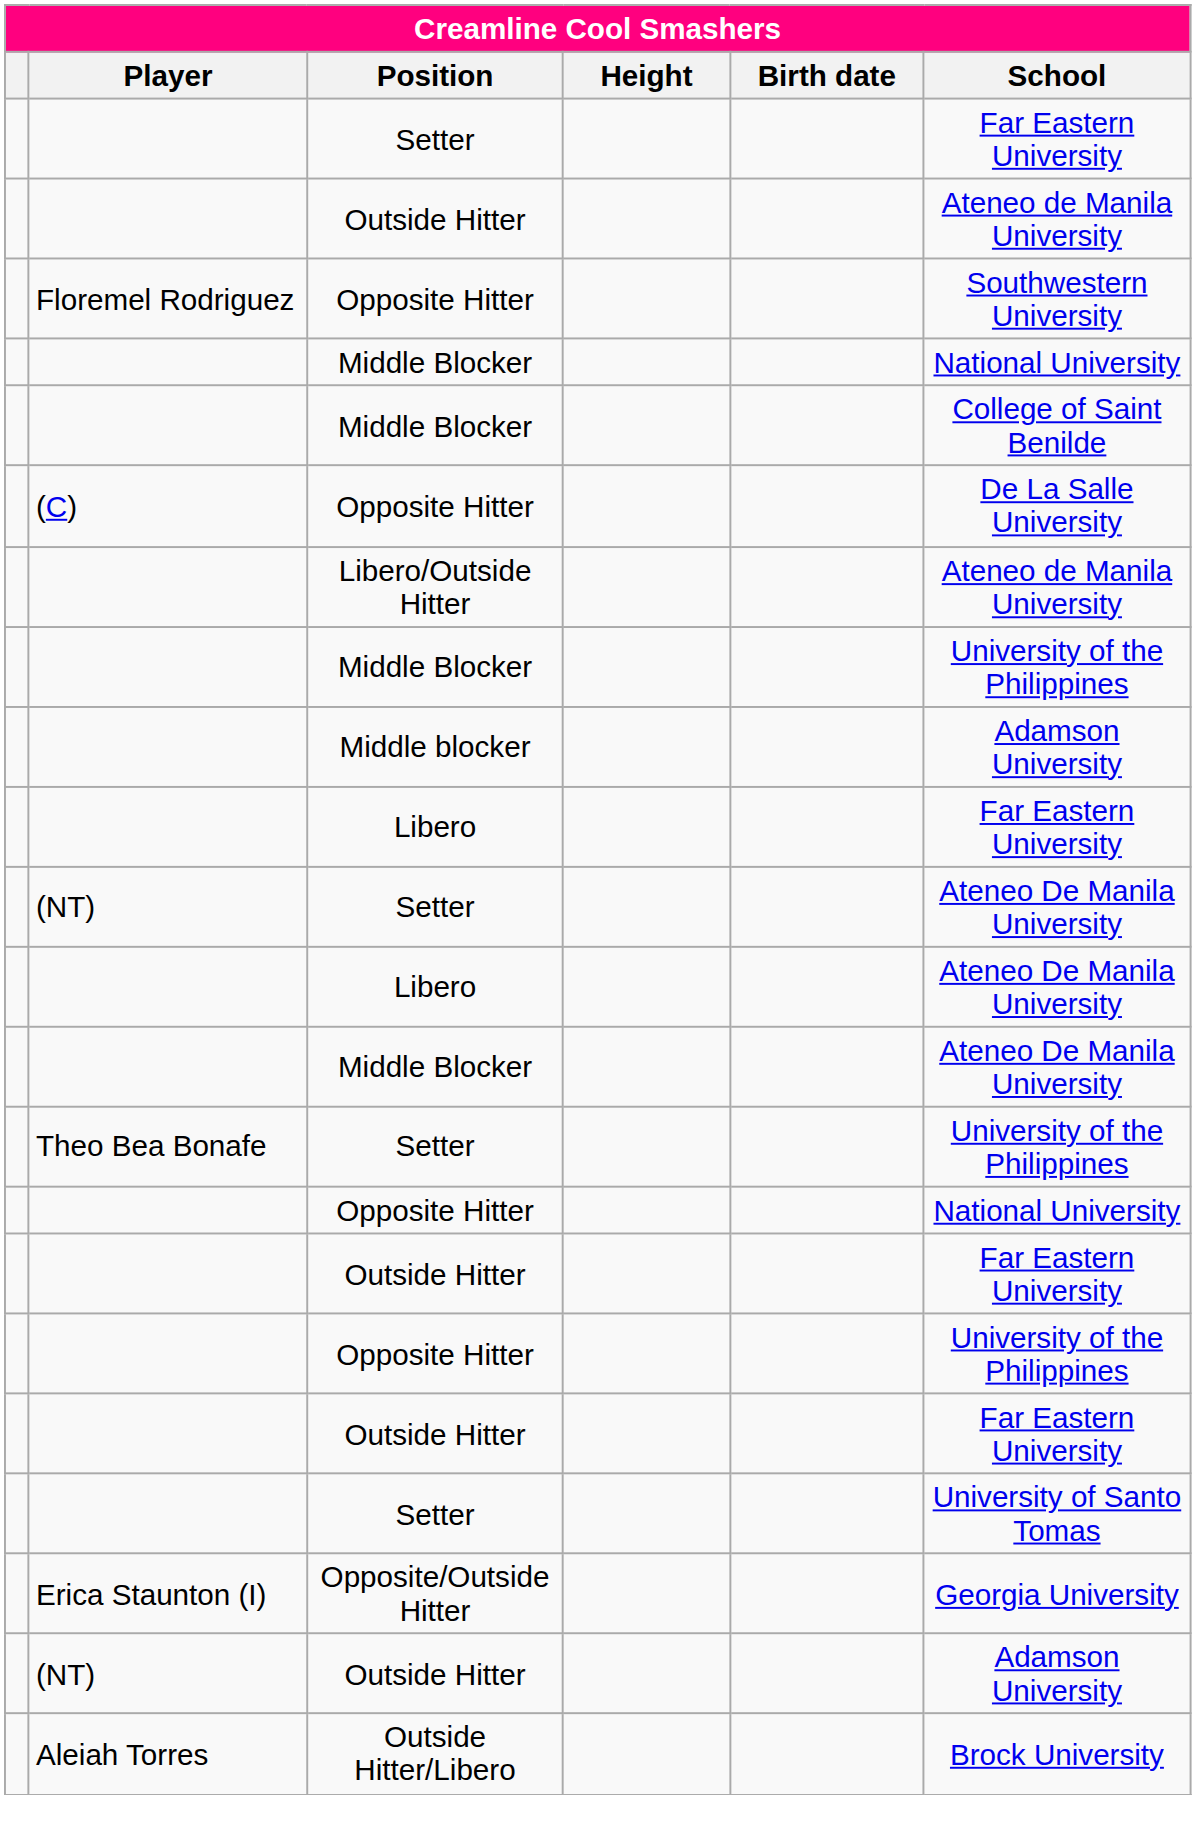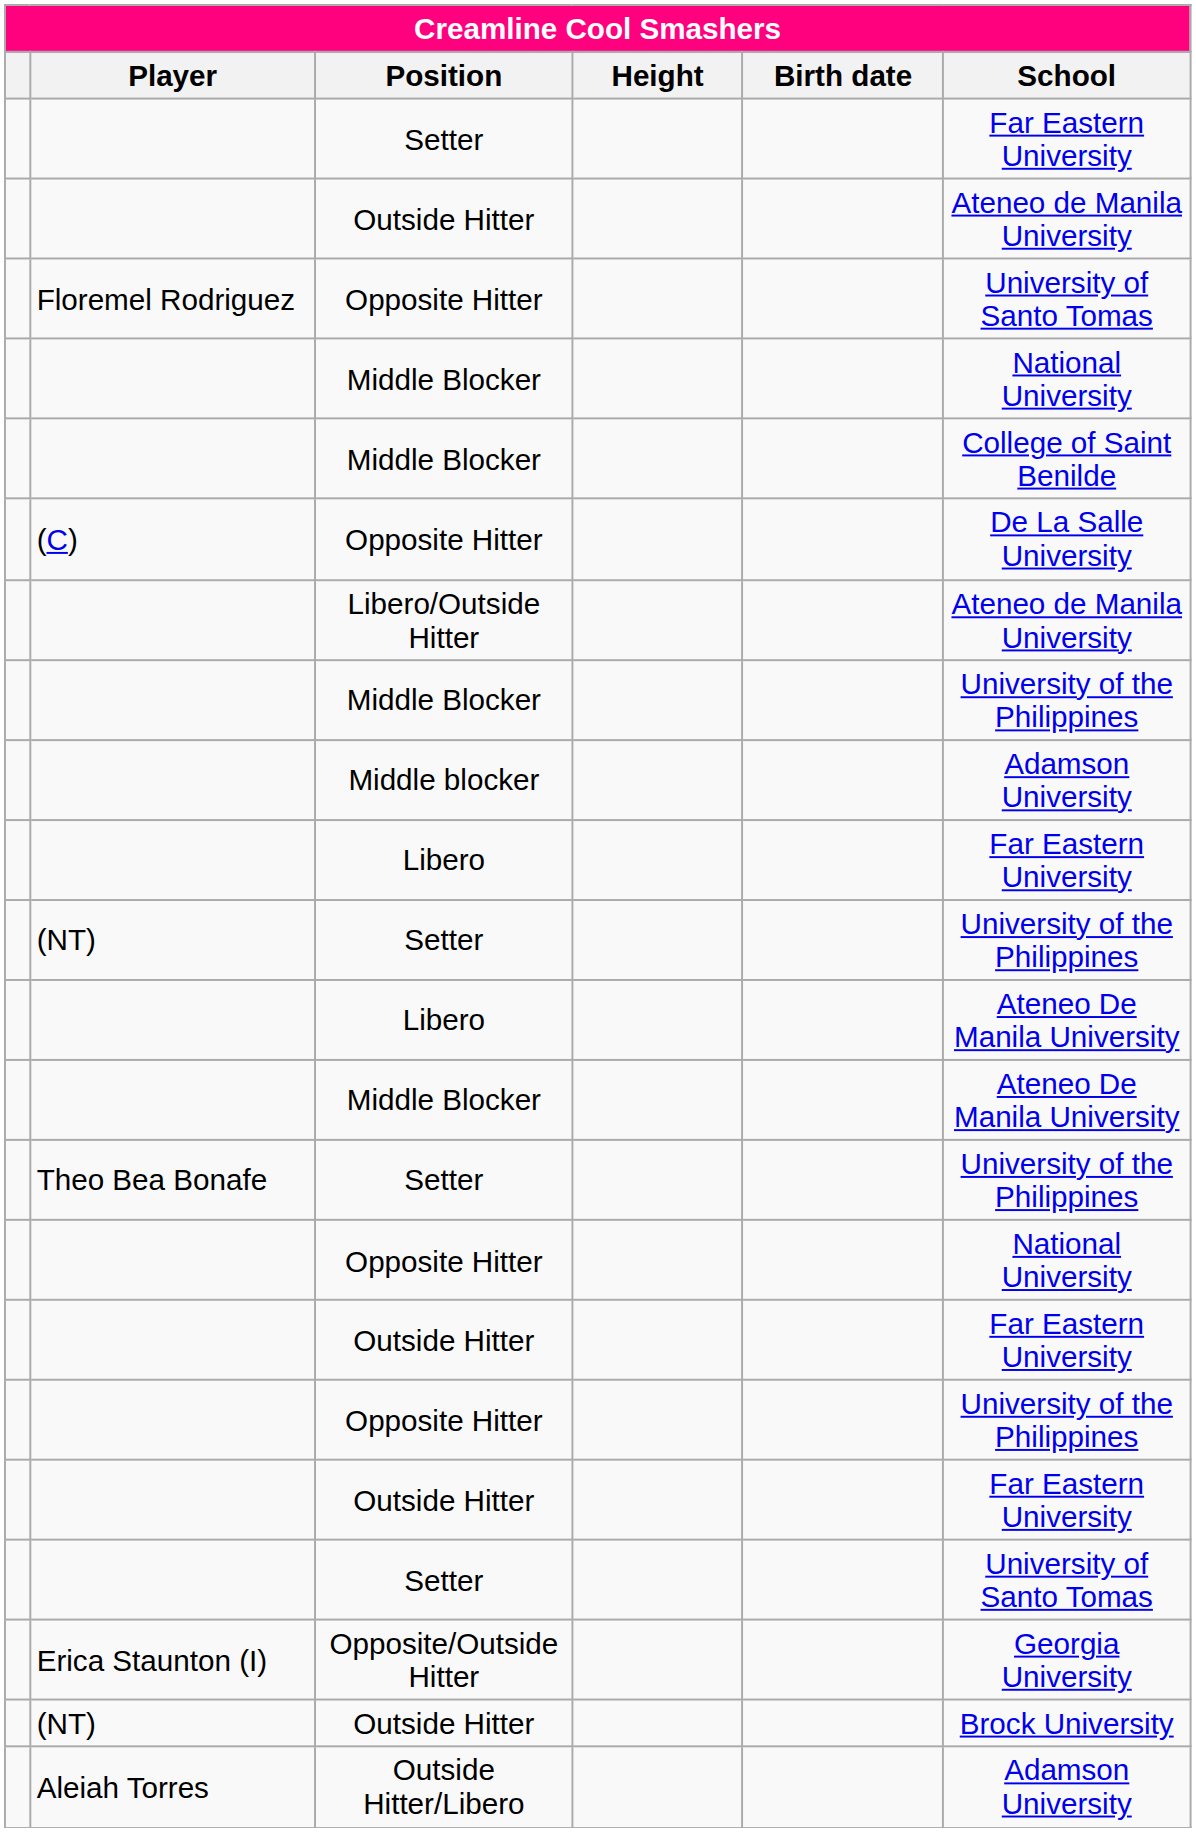(1057, 299) Southwestern University -> (1067, 299) University of Santo Tomas
(1057, 907) Ateneo De Manila University -> (1067, 940) University of the Philippines
(1057, 1674) Adamson University -> (1067, 1724) Brock University
(1057, 1754) Brock University -> (1067, 1787) Adamson University
